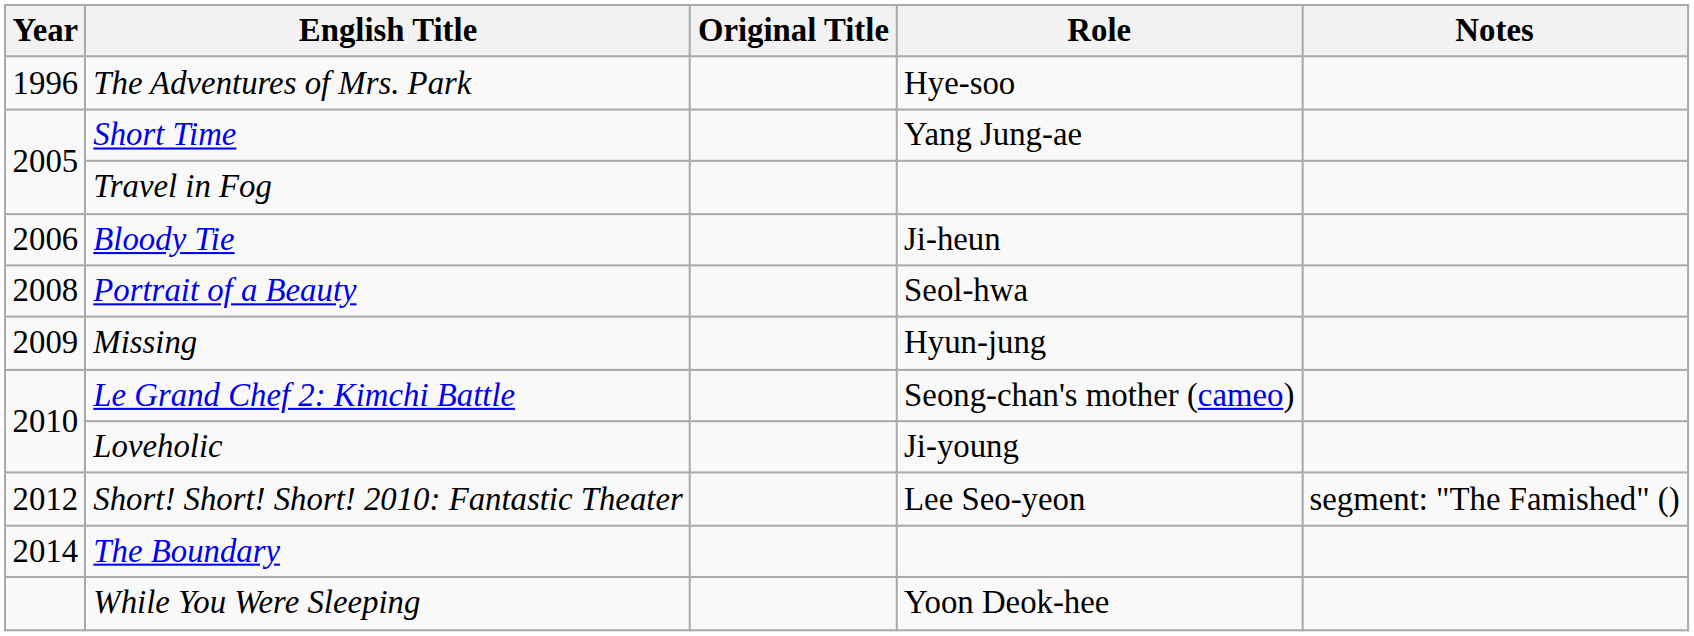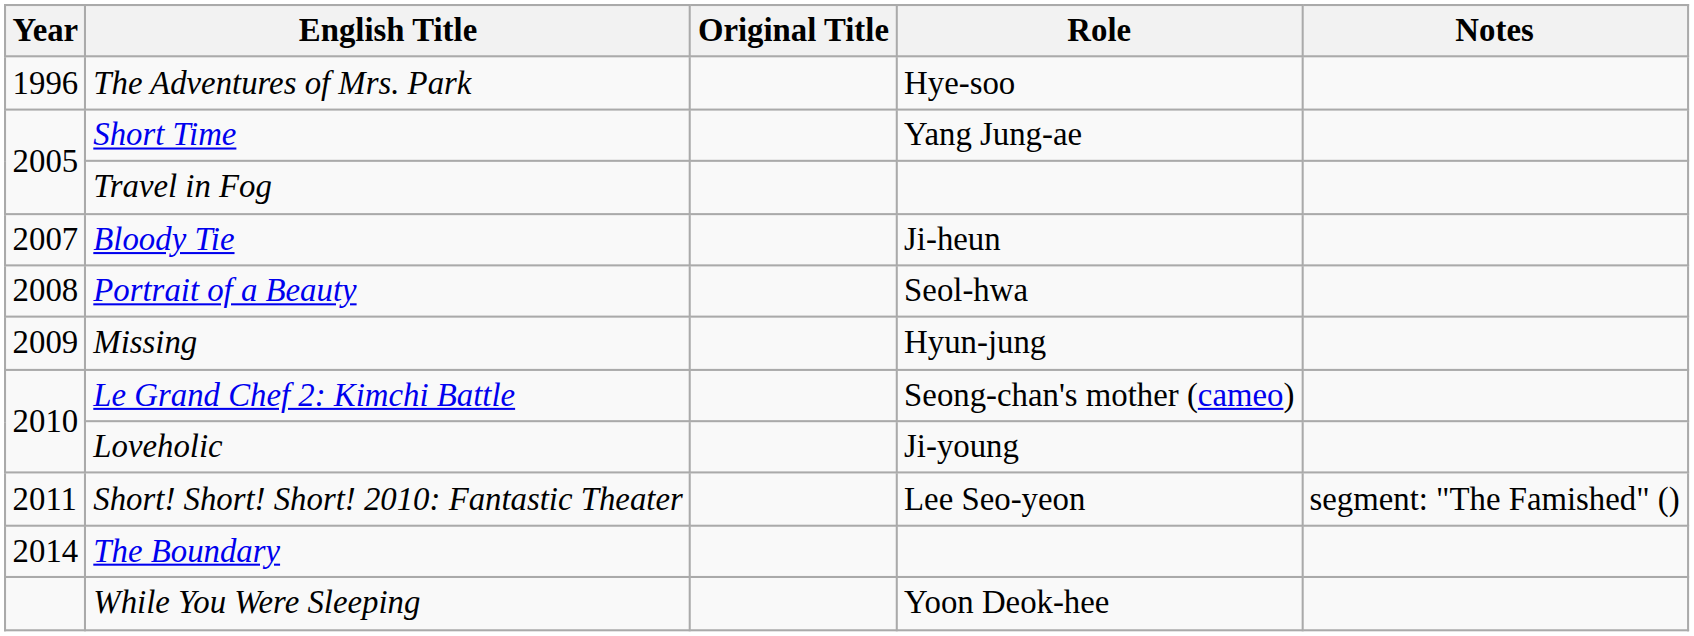(45, 238) 2006 -> (45, 238) 2007
(45, 498) 2012 -> (45, 498) 2011
